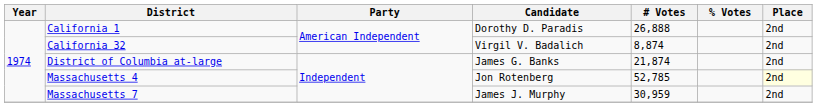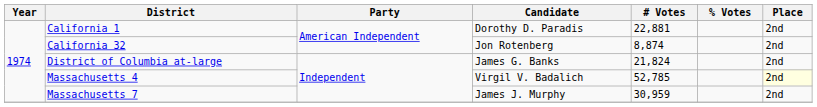(652, 29) 26,888 -> (652, 29) 22,881
(529, 45) Virgil V. Badalich -> (514, 45) Jon Rotenberg
(652, 61) 21,874 -> (652, 61) 21,824
(514, 78) Jon Rotenberg -> (529, 78) Virgil V. Badalich
